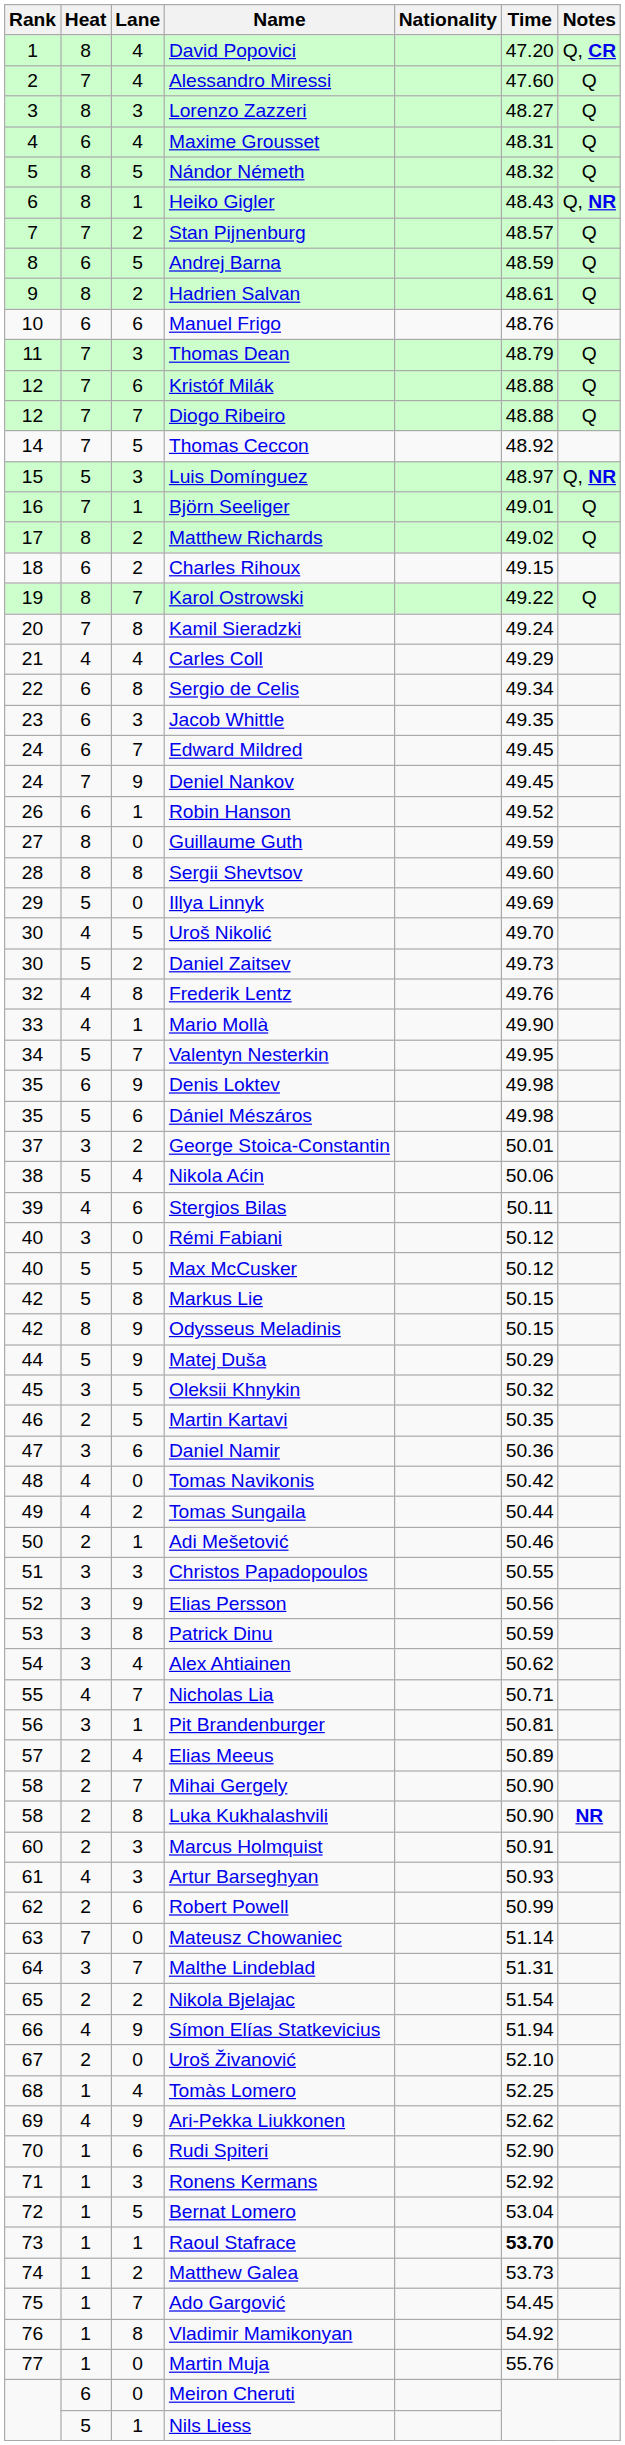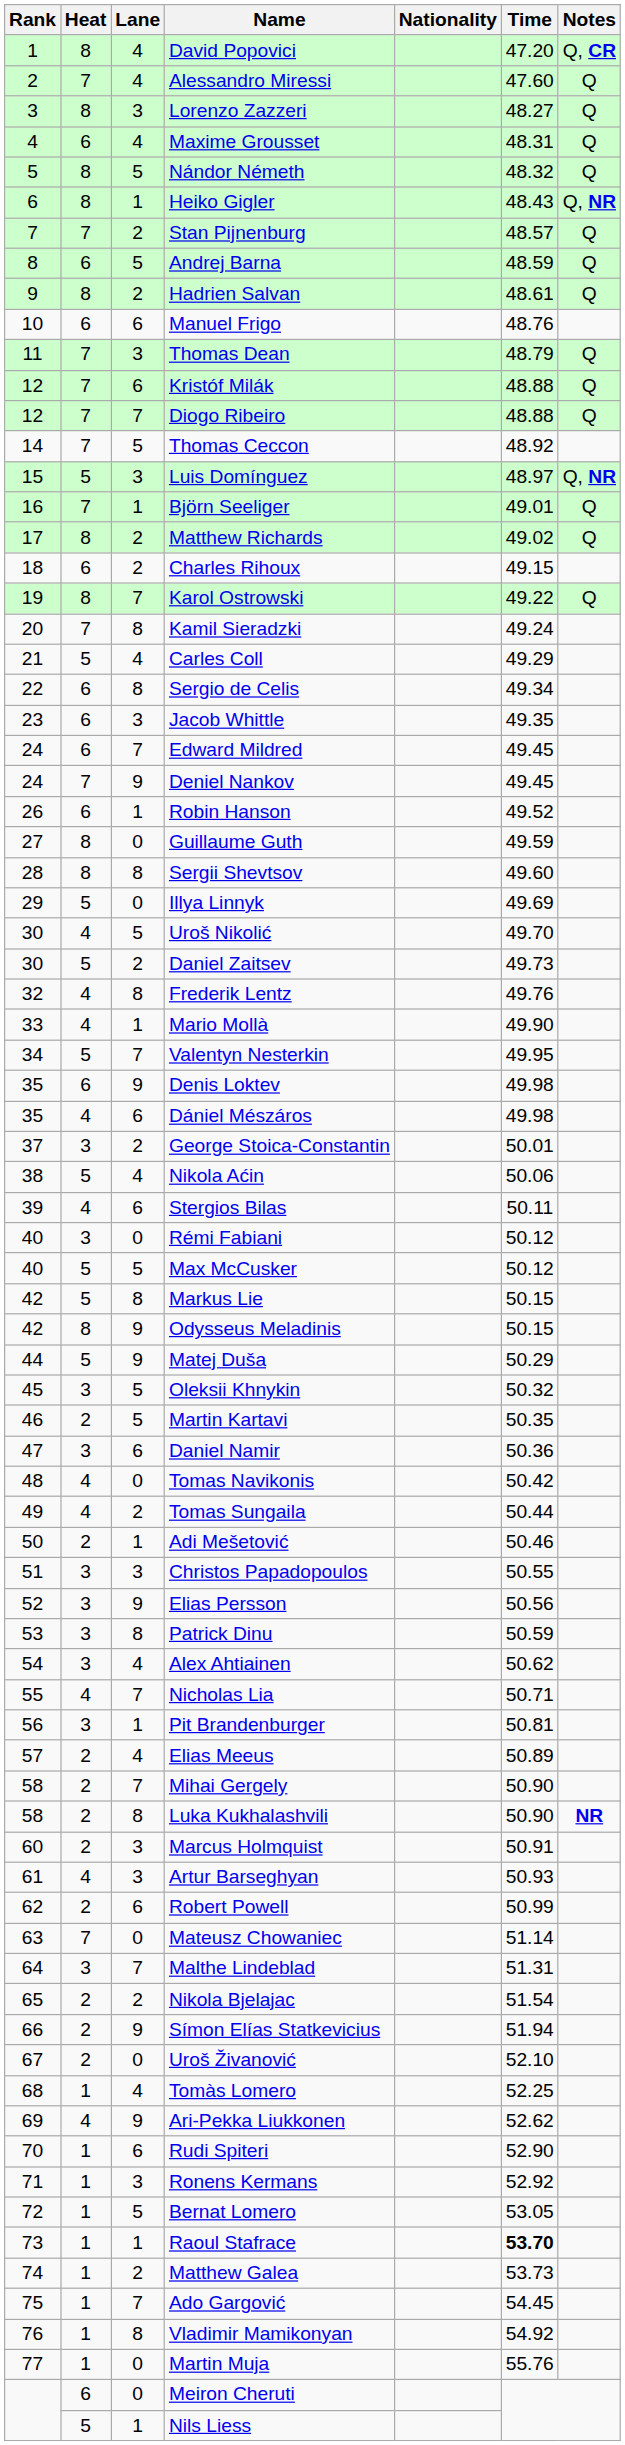(86, 659) 4 -> (86, 659) 5
(86, 1115) 5 -> (86, 1115) 4
(86, 2029) 4 -> (86, 2029) 2
(530, 2212) 53.04 -> (530, 2212) 53.05
